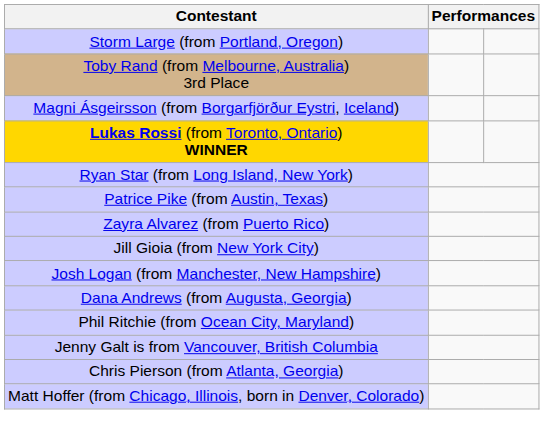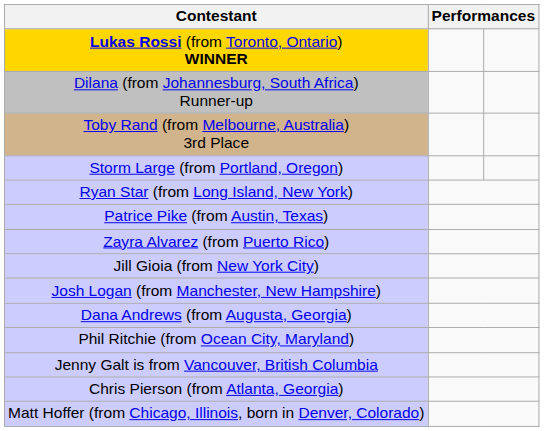rows swapped: (216, 141) <-> (216, 41)
+ row: (216, 92)
- row: (216, 108)
